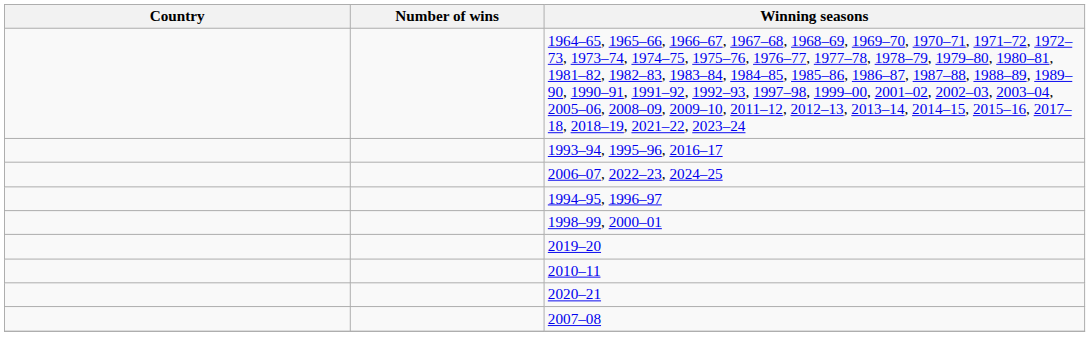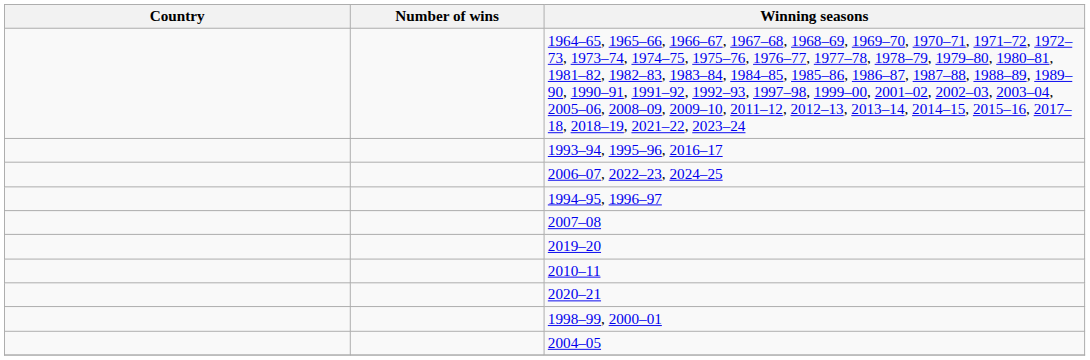rows swapped: (605, 222) <-> (574, 319)
+ row: (574, 343)
